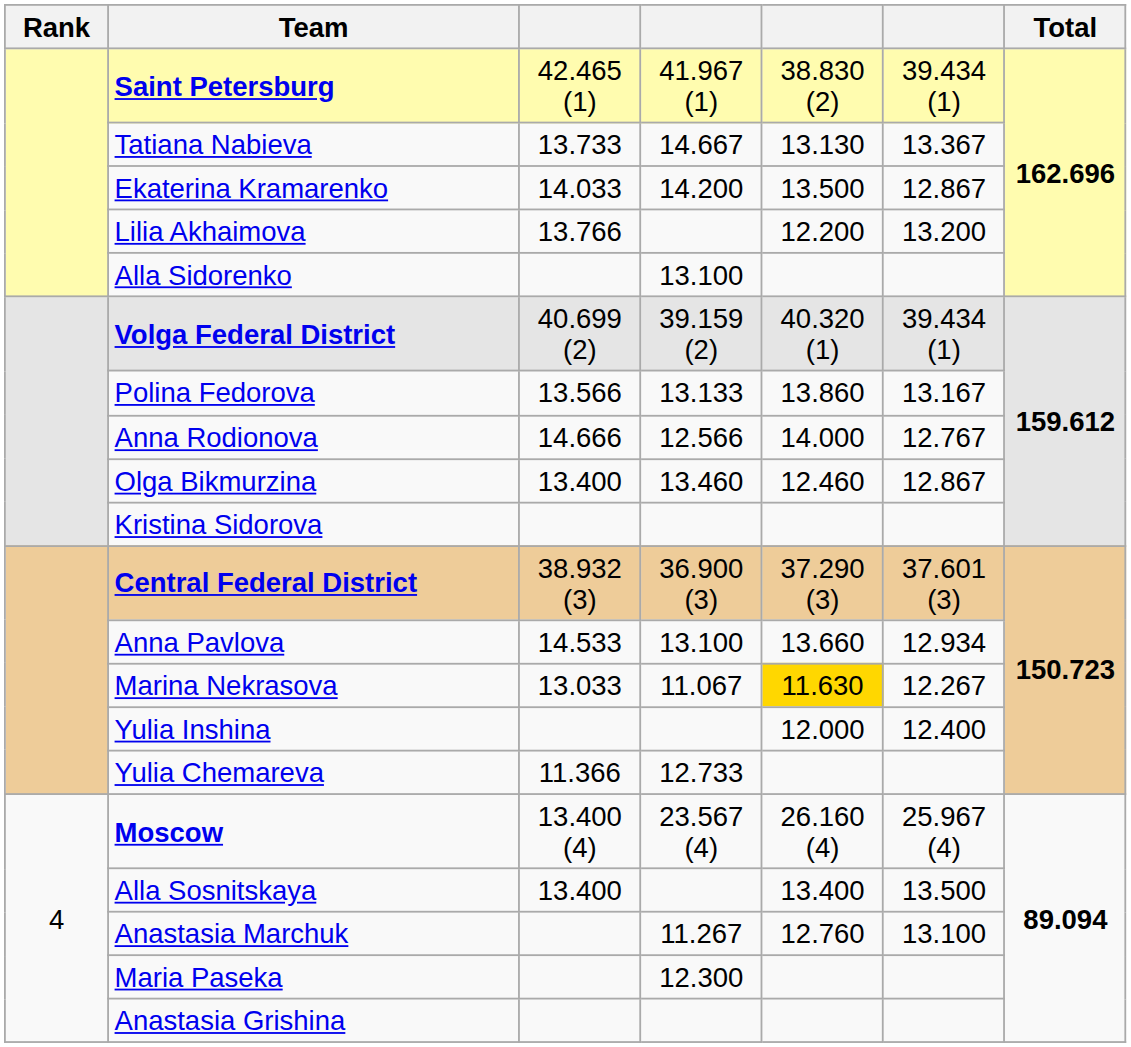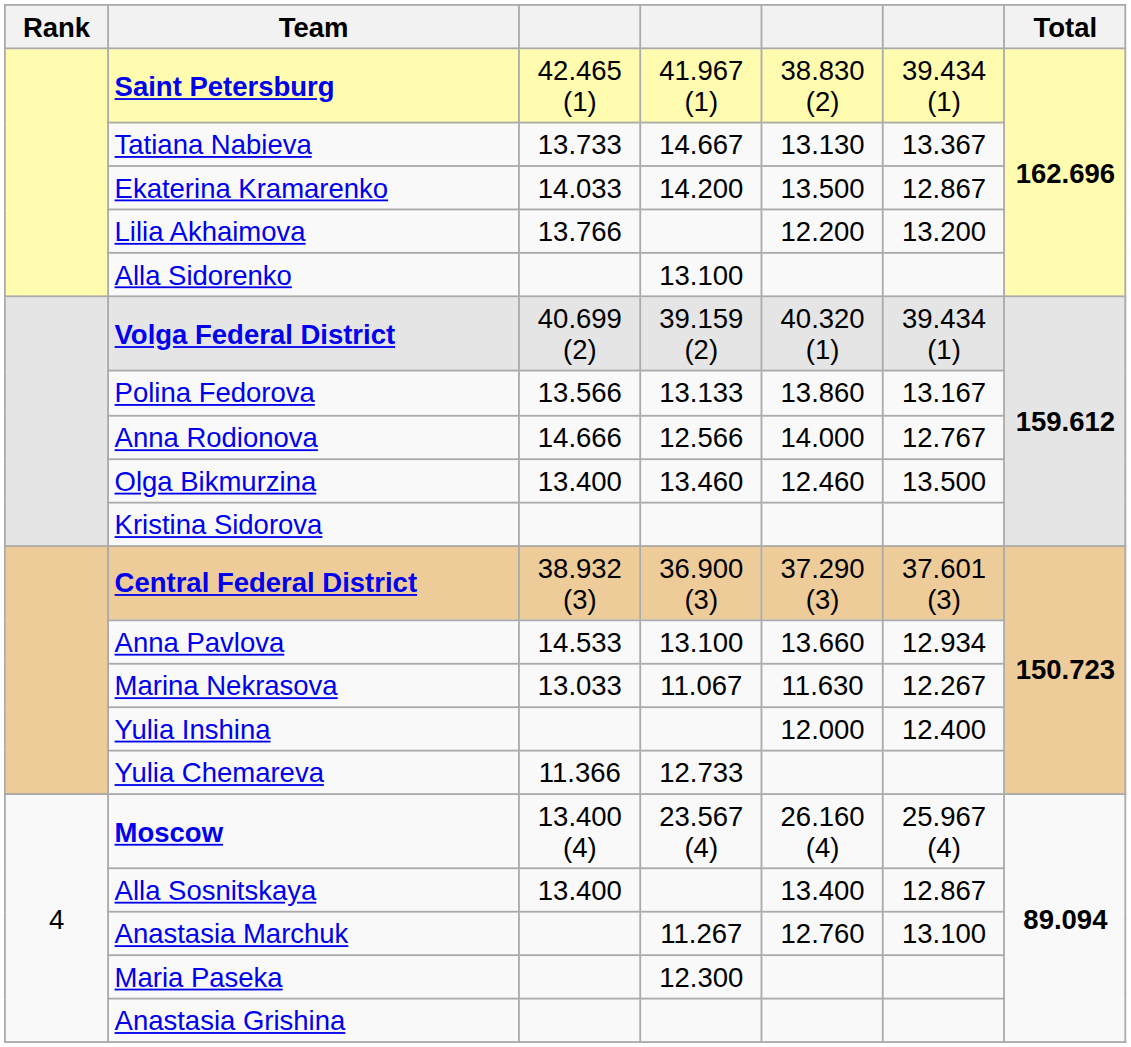(944, 480) 12.867 -> (944, 480) 13.500
(823, 685) gold background -> (823, 685) no background
(944, 890) 13.500 -> (944, 890) 12.867
